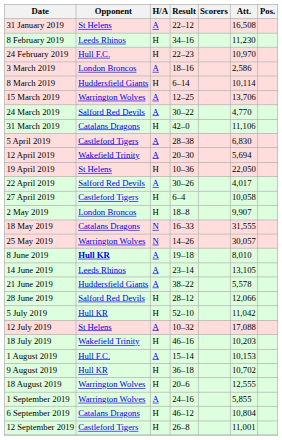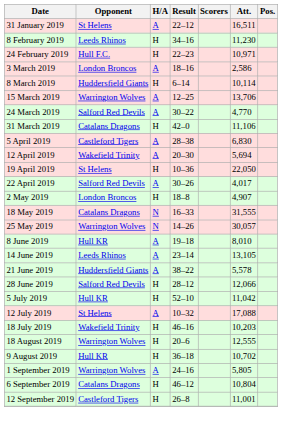(244, 25) 16,508 -> (244, 25) 16,511
(244, 54) 10,970 -> (244, 54) 10,971
- row: (31, 197)
(242, 212) 9,907 -> (242, 197) 4,907
(94, 255) bold -> (93, 241) normal
- row: (32, 355)
rows swapped: (32, 370) <-> (34, 384)
(242, 398) 5,855 -> (242, 370) 5,805
